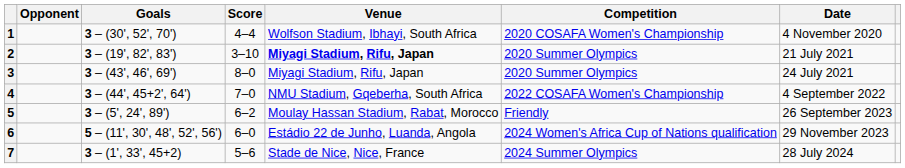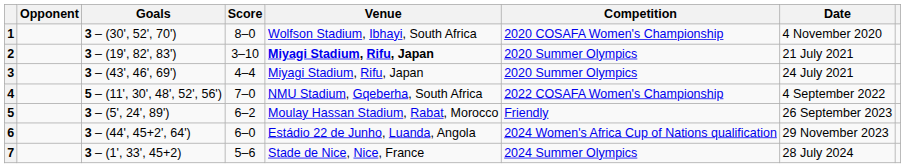(245, 34) 4–4 -> (245, 34) 8–0
(245, 73) 8–0 -> (245, 73) 4–4
(138, 93) 3 – (44', 45+2', 64') -> (153, 93) 5 – (11', 30', 48', 52', 56')
(153, 133) 5 – (11', 30', 48', 52', 56') -> (138, 133) 3 – (44', 45+2', 64')
